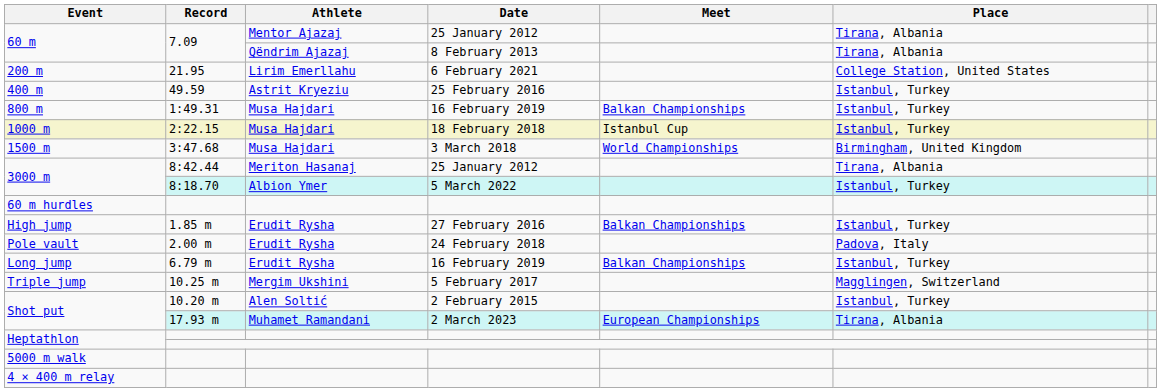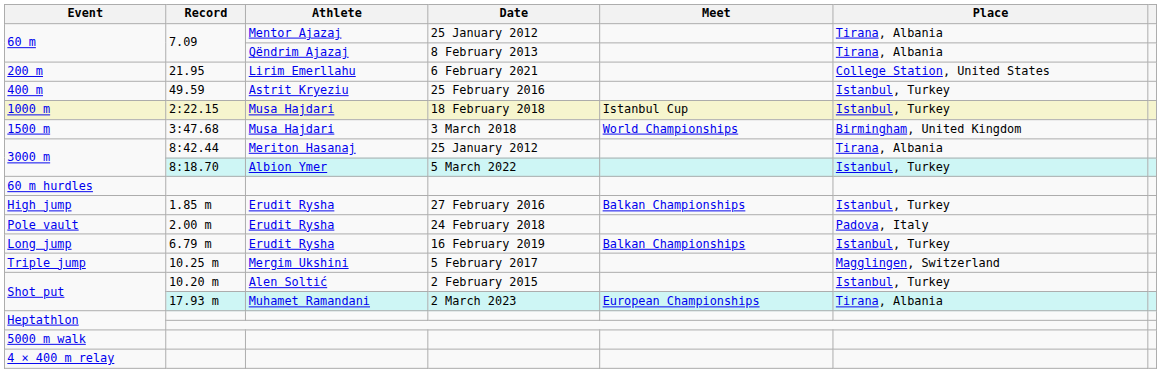- row: (25, 110)
